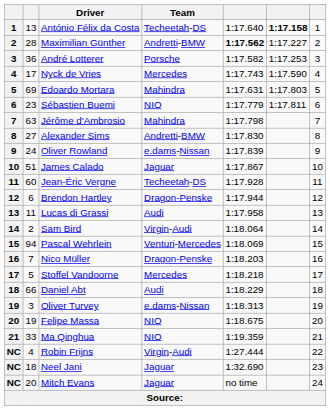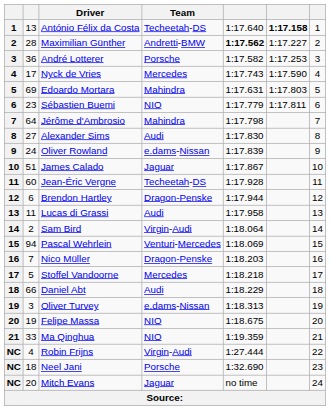(31, 120) 63 -> (31, 120) 64
(175, 135) Andretti-BMW -> (154, 135) Audi
(159, 367) Jaguar -> (162, 367) Porsche
